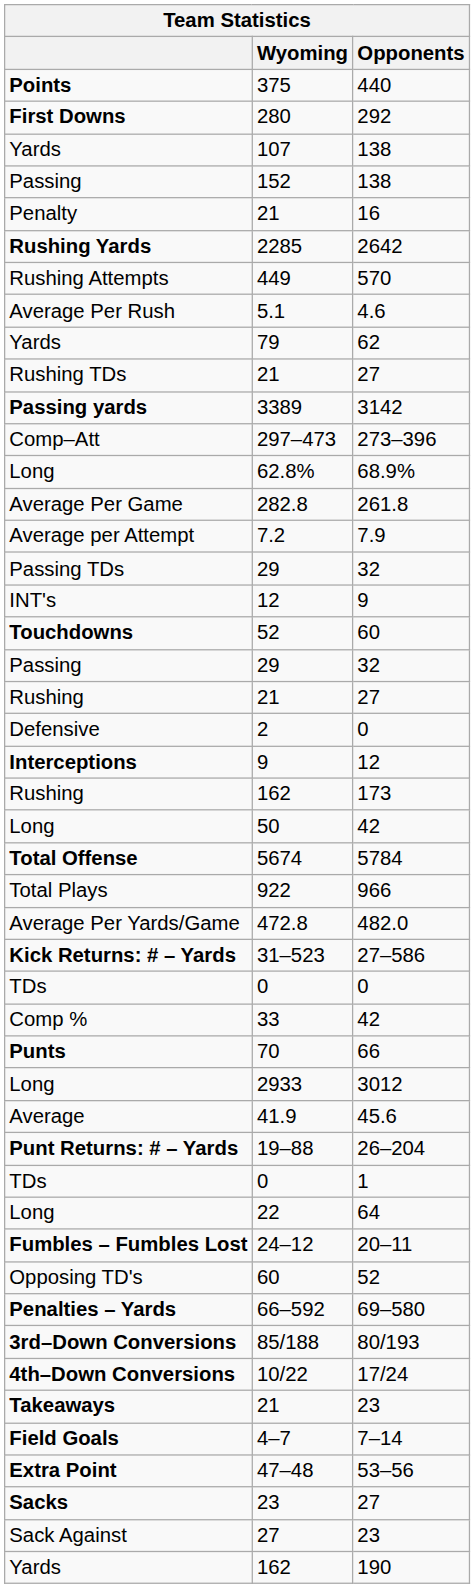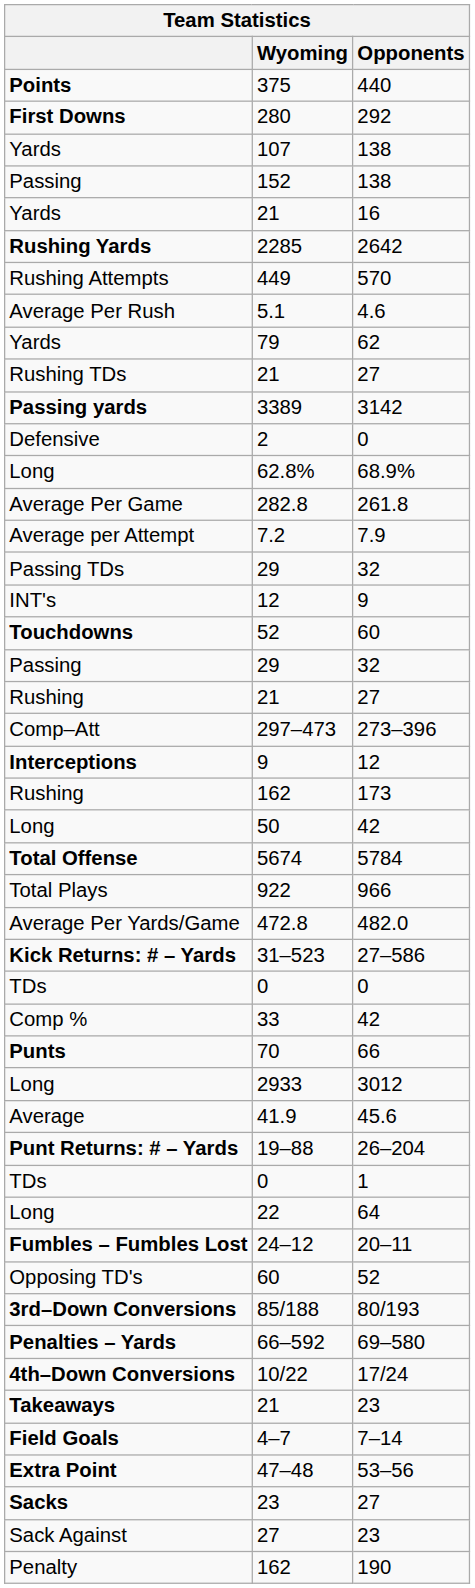(43, 213) Penalty -> (35, 213) Yards
rows swapped: (296, 439) <-> (263, 729)
rows swapped: (291, 1309) <-> (288, 1341)
(35, 1567) Yards -> (43, 1567) Penalty
